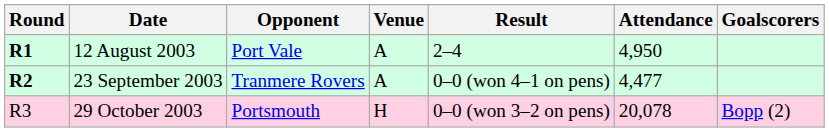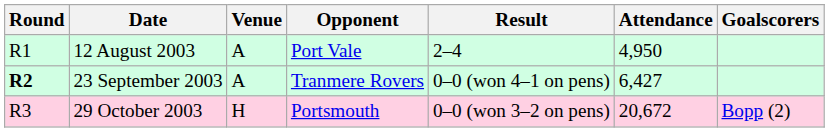columns swapped: (298, 19) <-> (399, 19)
(21, 50) bold -> (20, 50) normal
(640, 80) 4,477 -> (640, 80) 6,427
(645, 111) 20,078 -> (645, 111) 20,672
